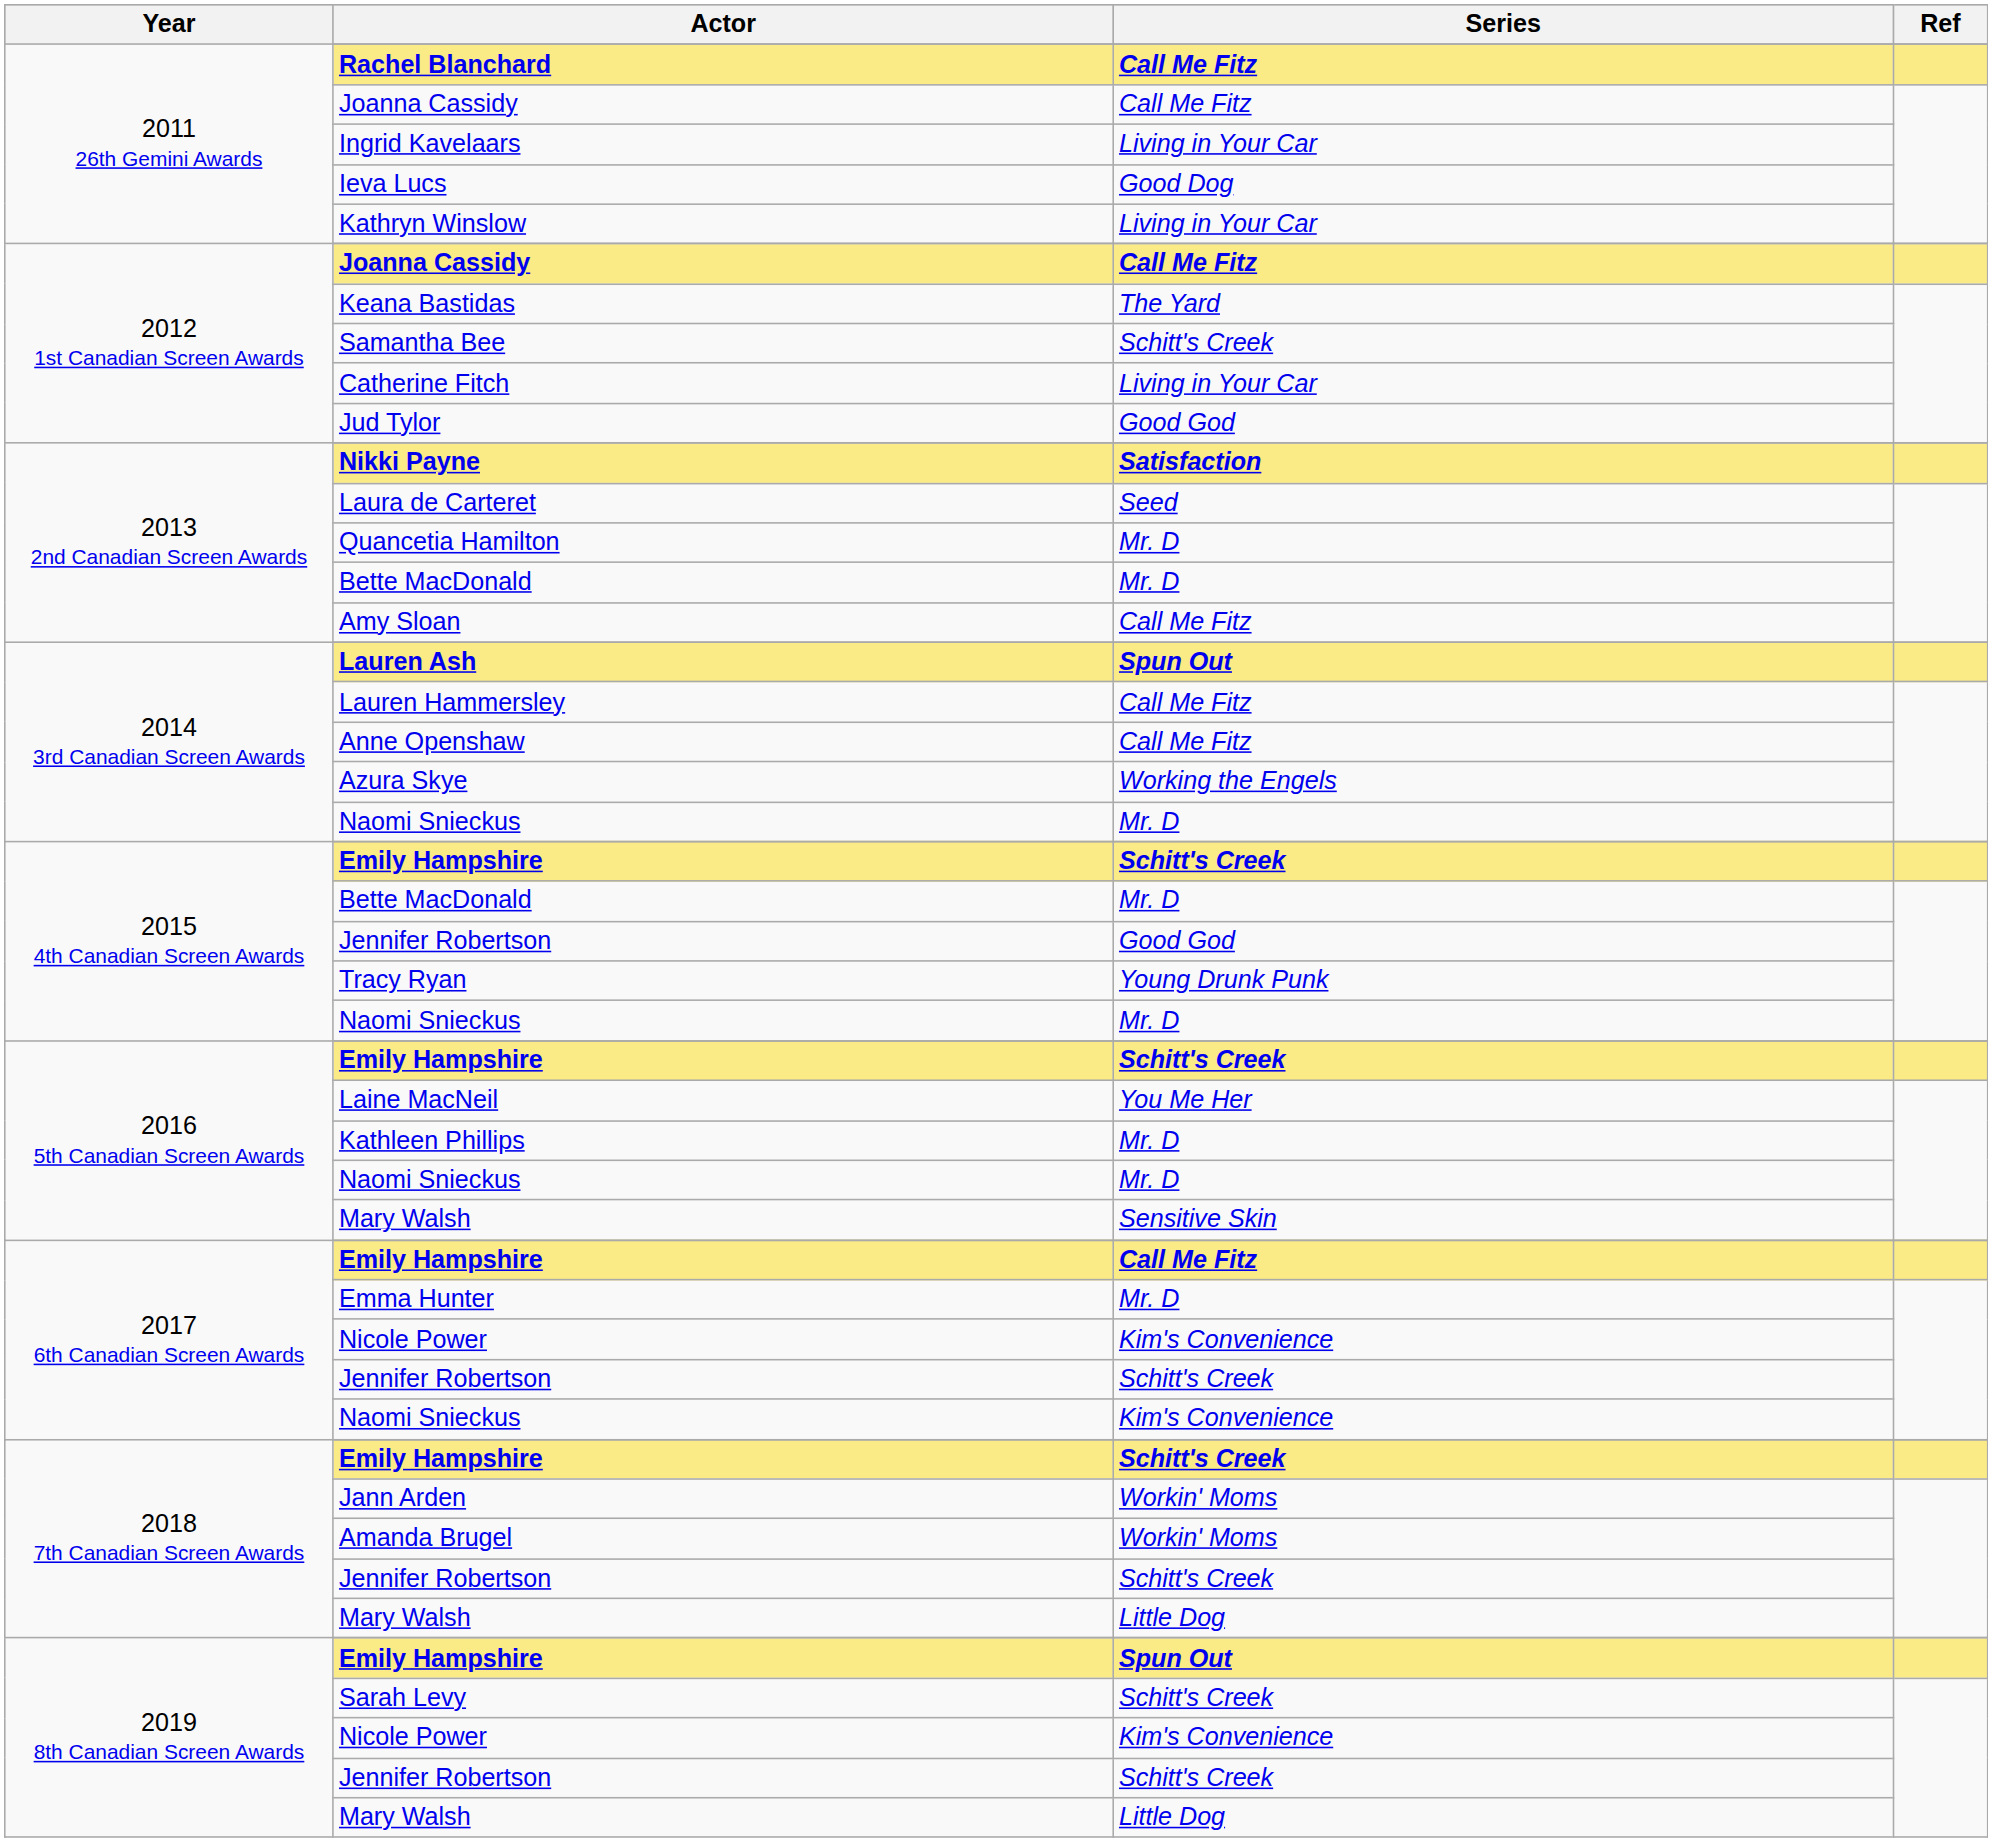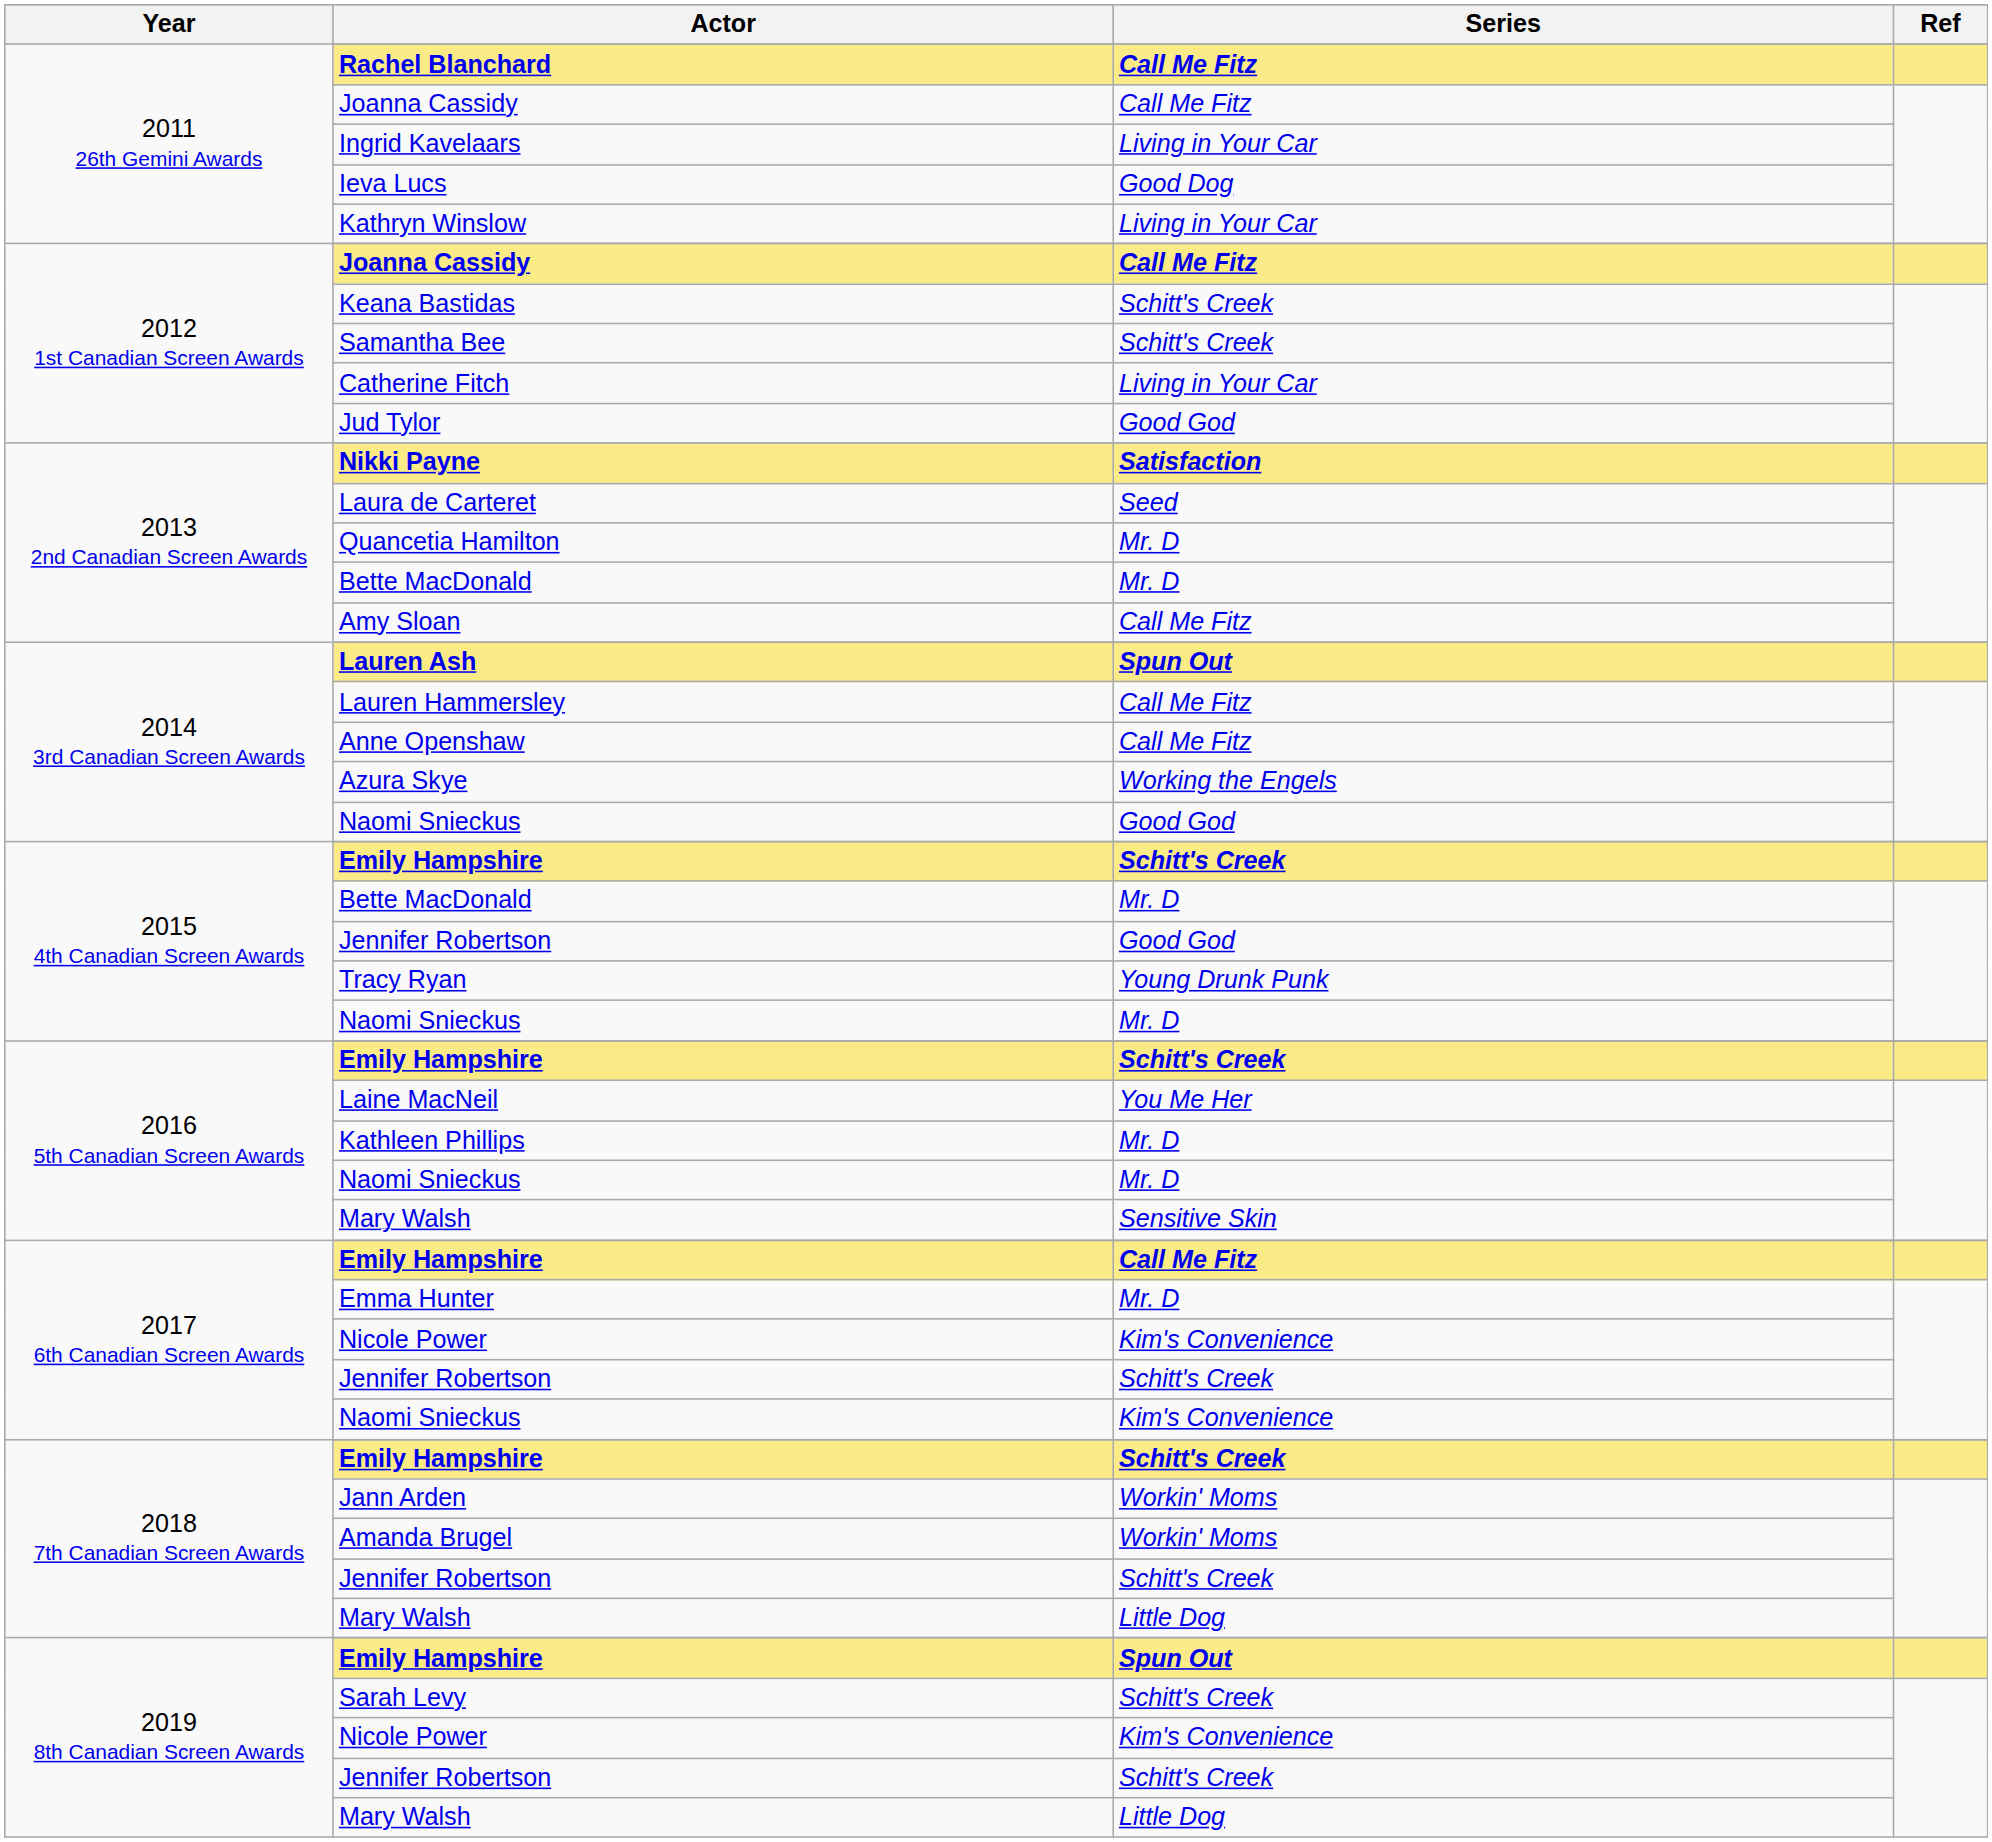(1169, 303) The Yard -> (1196, 303) Schitt's Creek
(1149, 821) Mr. D -> (1177, 821) Good God
